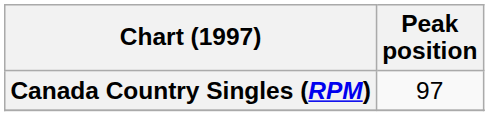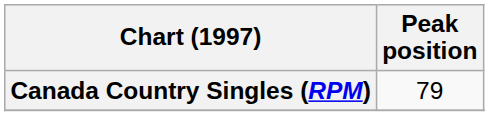(430, 90) 97 -> (430, 90) 79
